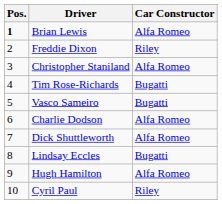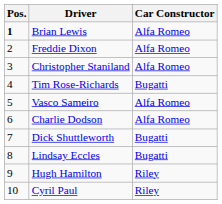(147, 48) Riley -> (162, 48) Alfa Romeo
(151, 102) Bugatti -> (162, 102) Alfa Romeo
(162, 137) Alfa Romeo -> (151, 137) Bugatti
(162, 173) Alfa Romeo -> (147, 173) Riley
